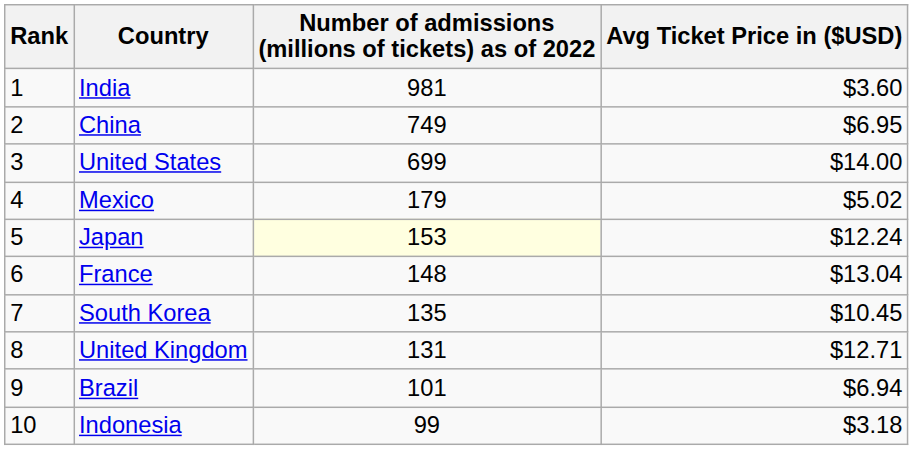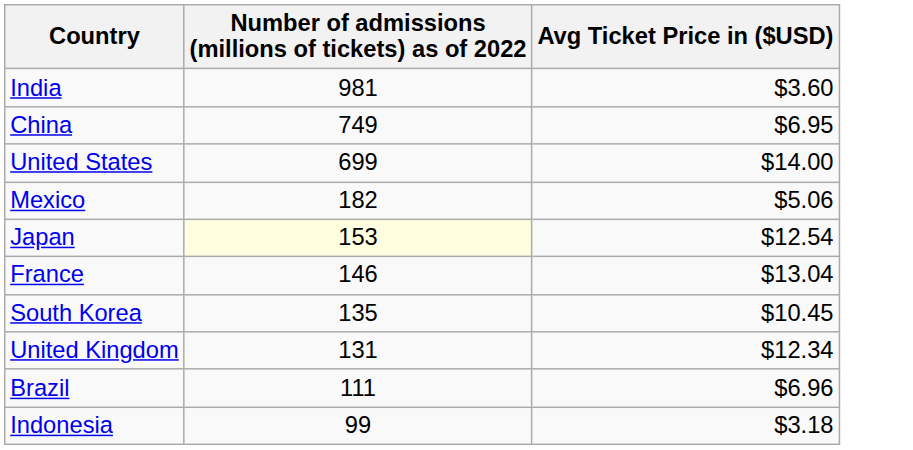- column: (39, 36)
(427, 200) 179 -> (358, 200) 182
(873, 200) $5.02 -> (804, 200) $5.06
(866, 237) $12.24 -> (797, 237) $12.54
(427, 275) 148 -> (358, 275) 146
(866, 350) $12.71 -> (797, 350) $12.34
(427, 387) 101 -> (358, 387) 111
(873, 387) $6.94 -> (804, 387) $6.96
